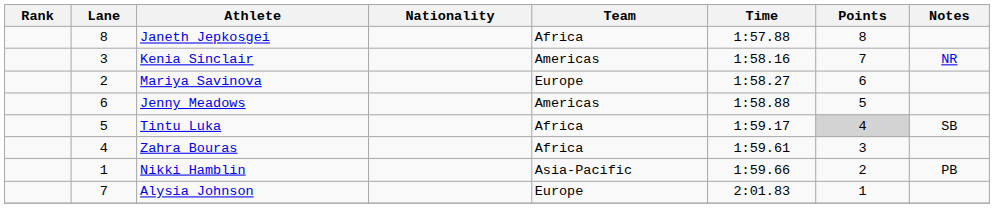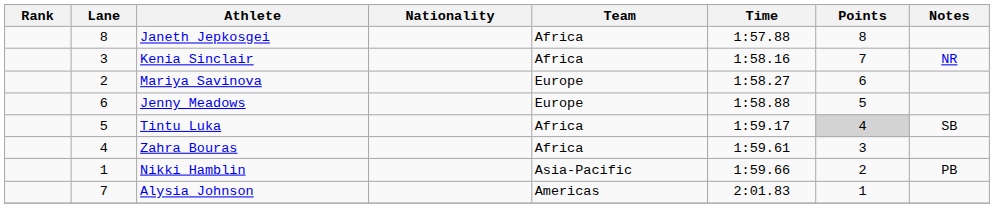(567, 60) Americas -> (559, 60) Africa
(567, 104) Americas -> (559, 104) Europe
(559, 192) Europe -> (567, 192) Americas
